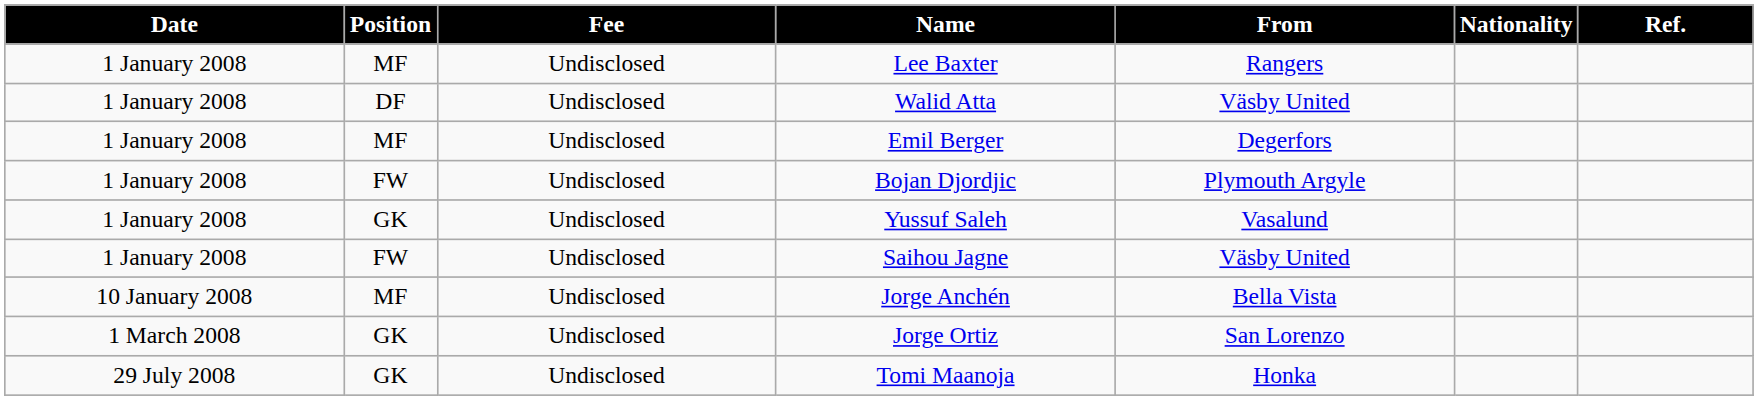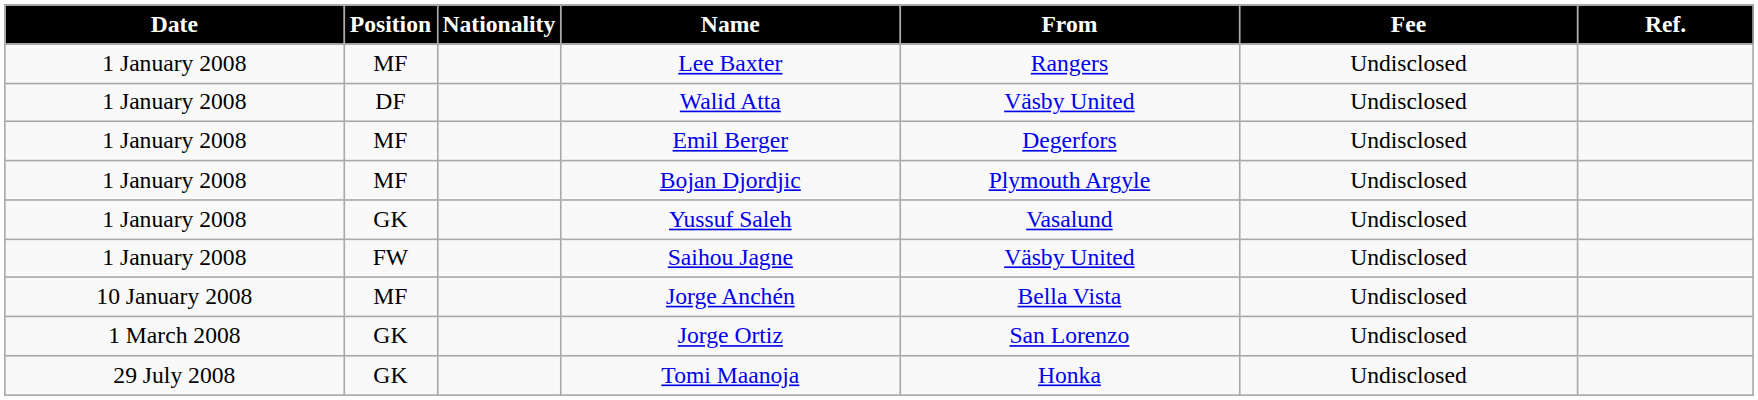columns swapped: (1516, 24) <-> (606, 24)
(390, 180) FW -> (390, 180) MF
